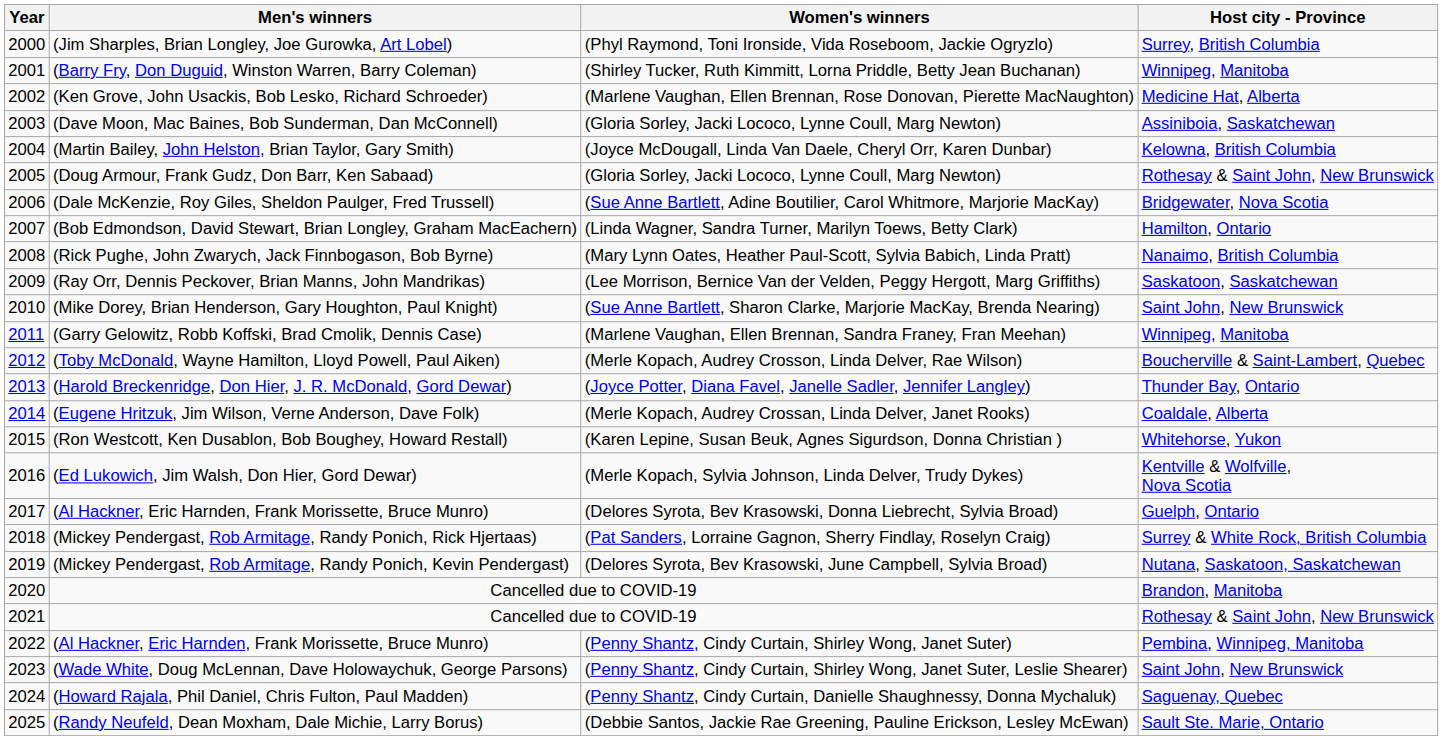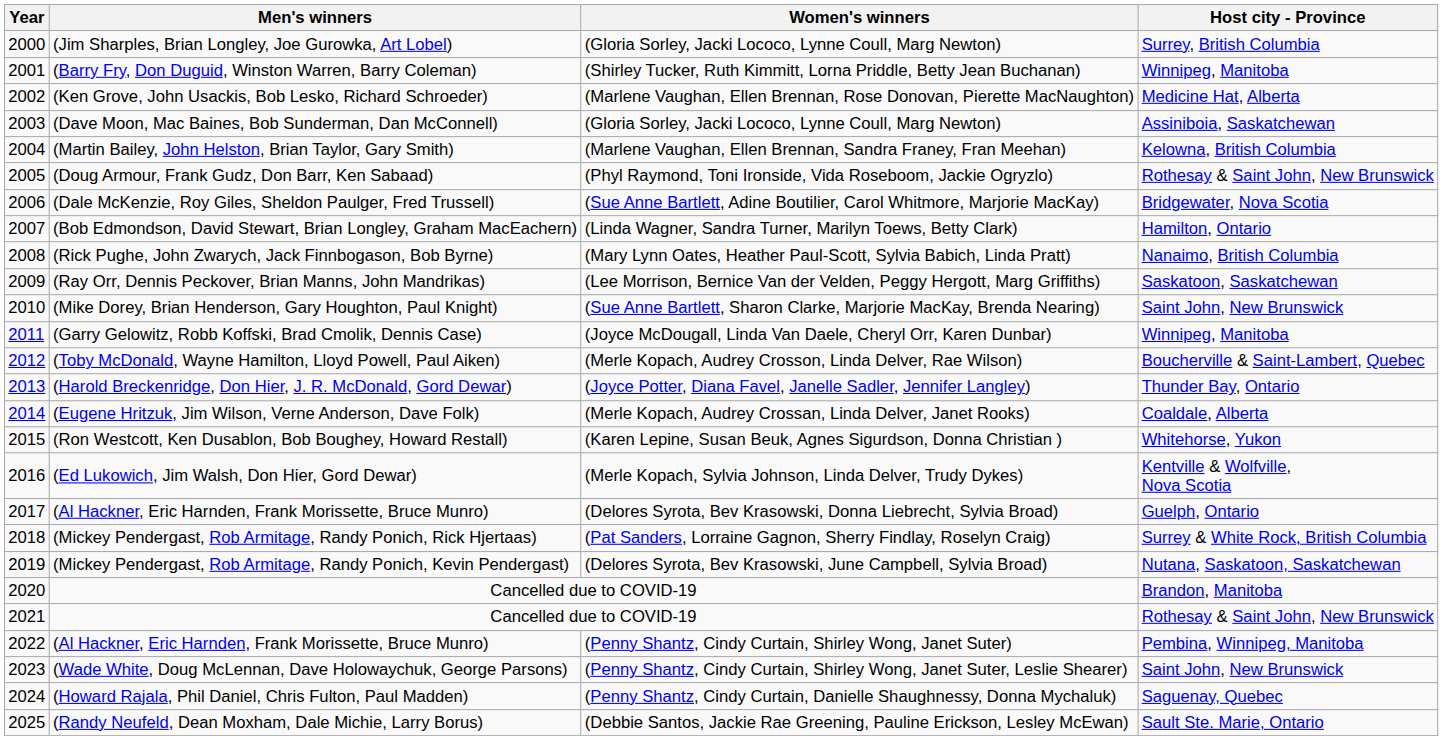(819, 44) (Phyl Raymond, Toni Ironside, Vida Roseboom, Jackie Ogryzlo) -> (793, 44) (Gloria Sorley, Jacki Lococo, Lynne Coull, Marg Newton)
(818, 149) (Joyce McDougall, Linda Van Daele, Cheryl Orr, Karen Dunbar) -> (825, 149) (Marlene Vaughan, Ellen Brennan, Sandra Franey, Fran Meehan)
(793, 176) (Gloria Sorley, Jacki Lococo, Lynne Coull, Marg Newton) -> (819, 176) (Phyl Raymond, Toni Ironside, Vida Roseboom, Jackie Ogryzlo)
(825, 334) (Marlene Vaughan, Ellen Brennan, Sandra Franey, Fran Meehan) -> (818, 334) (Joyce McDougall, Linda Van Daele, Cheryl Orr, Karen Dunbar)
